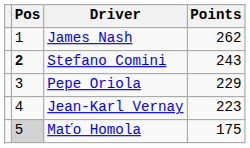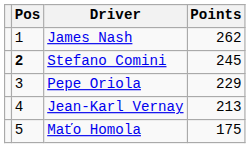(229, 62) 243 -> (229, 62) 245
(229, 108) 223 -> (229, 108) 213
(19, 131) lightgrey background -> (19, 131) no background
